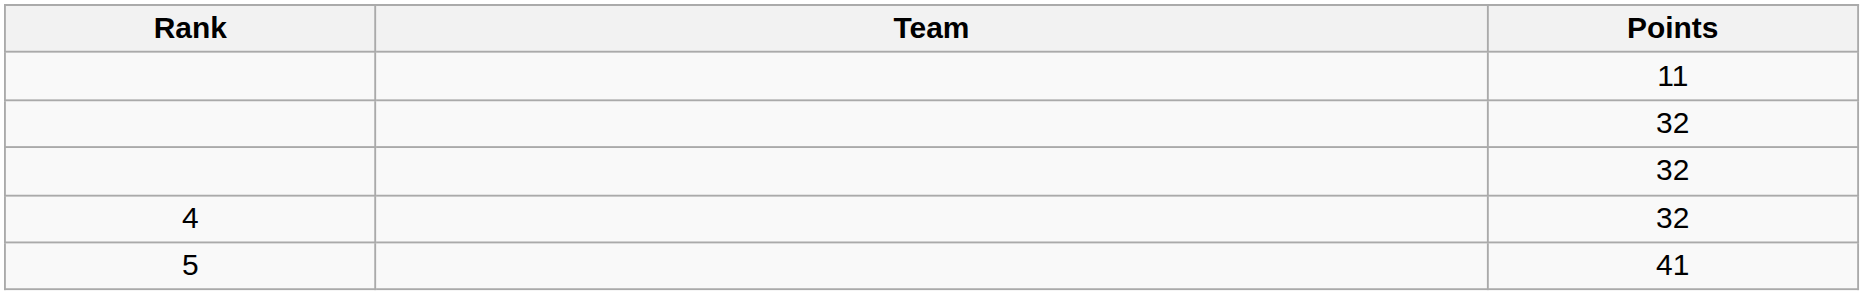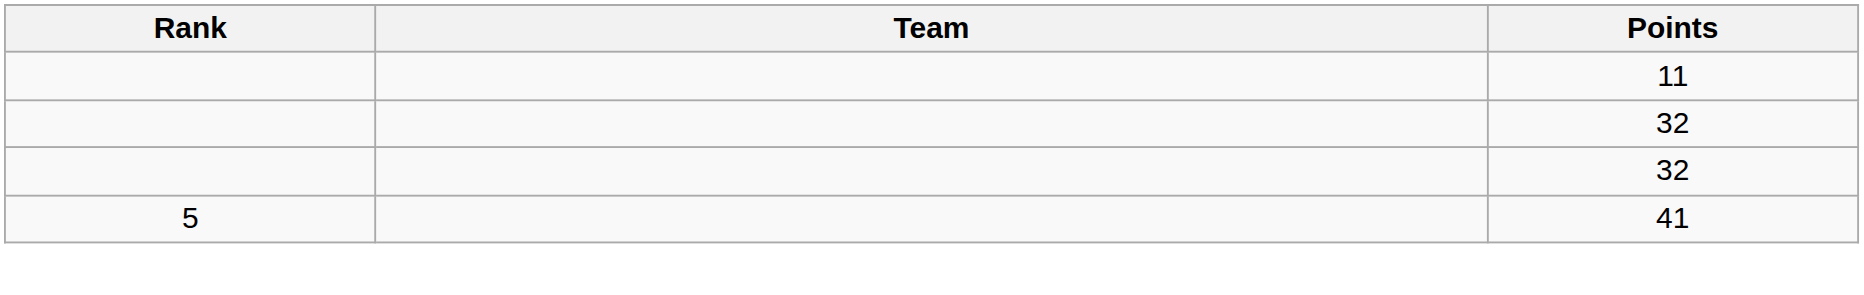- row: (190, 218)
